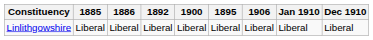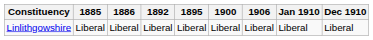columns swapped: (225, 12) <-> (192, 12)
